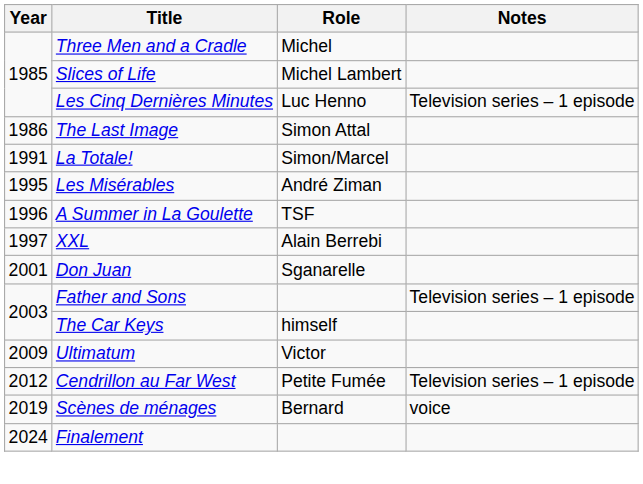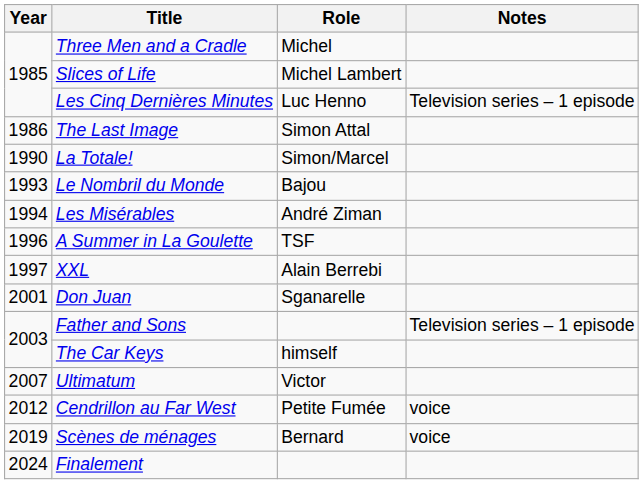(28, 158) 1991 -> (28, 158) 1990
+ row: (140, 185)
(28, 185) 1995 -> (28, 213) 1994
(28, 353) 2009 -> (28, 381) 2007
(522, 381) Television series – 1 episode -> (430, 409) voice
